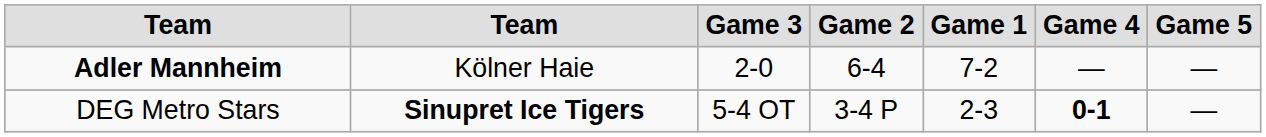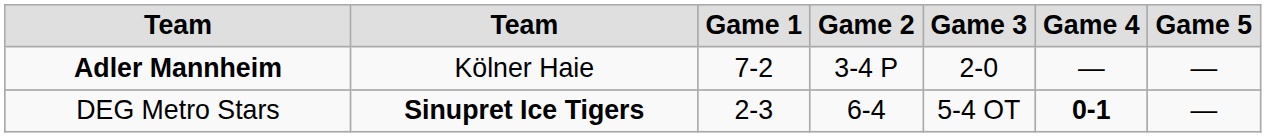columns swapped: (979, 25) <-> (754, 25)
(866, 68) 6-4 -> (866, 68) 3-4 P
(866, 110) 3-4 P -> (866, 110) 6-4
